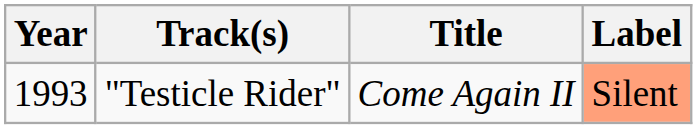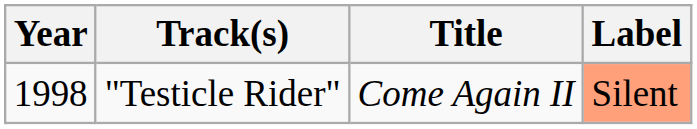(51, 92) 1993 -> (51, 92) 1998
